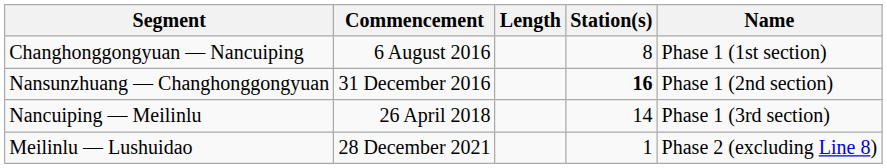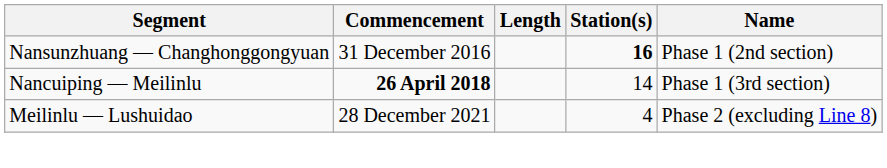- row: (156, 52)
(435, 115) normal -> (433, 83) bold
(647, 147) 1 -> (647, 115) 4
